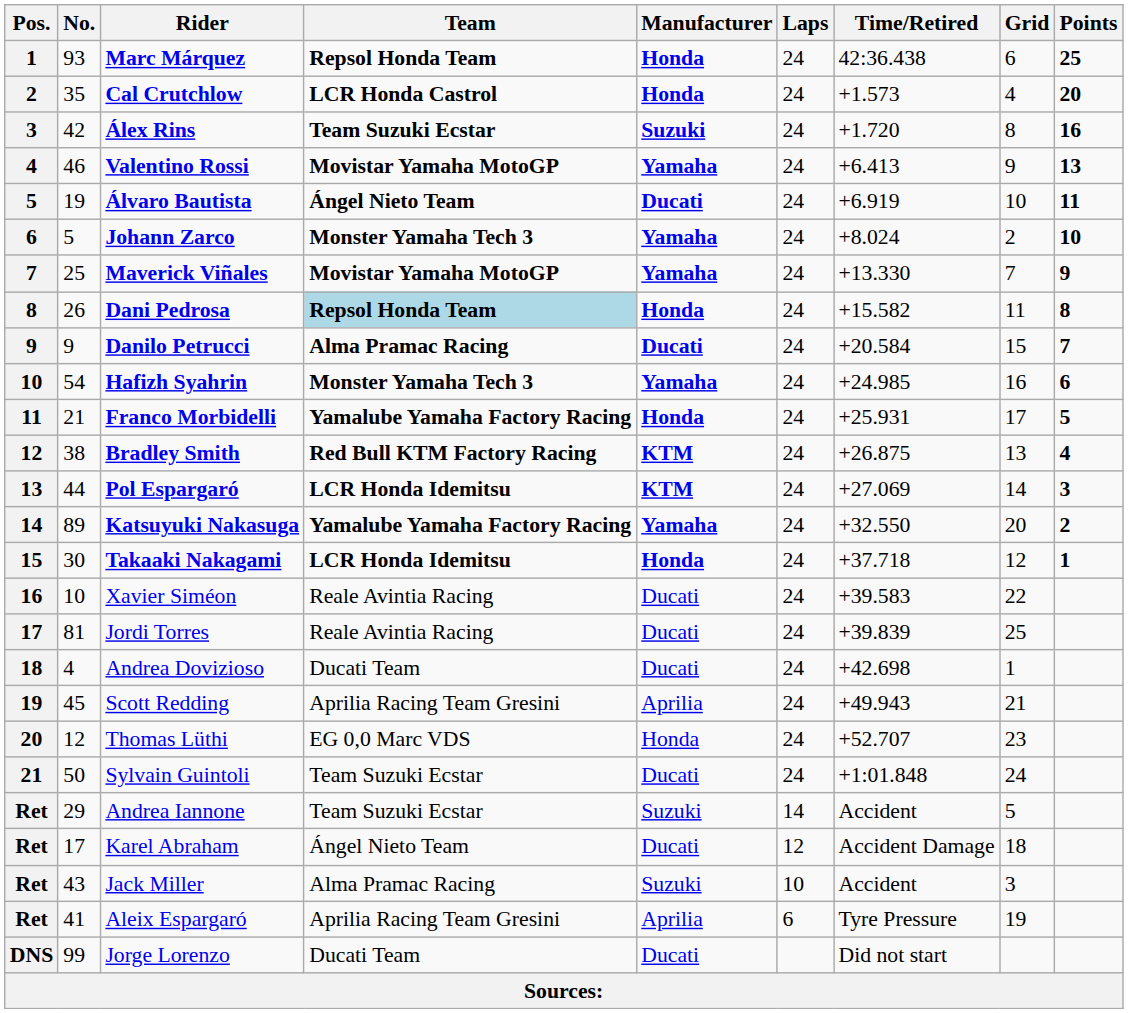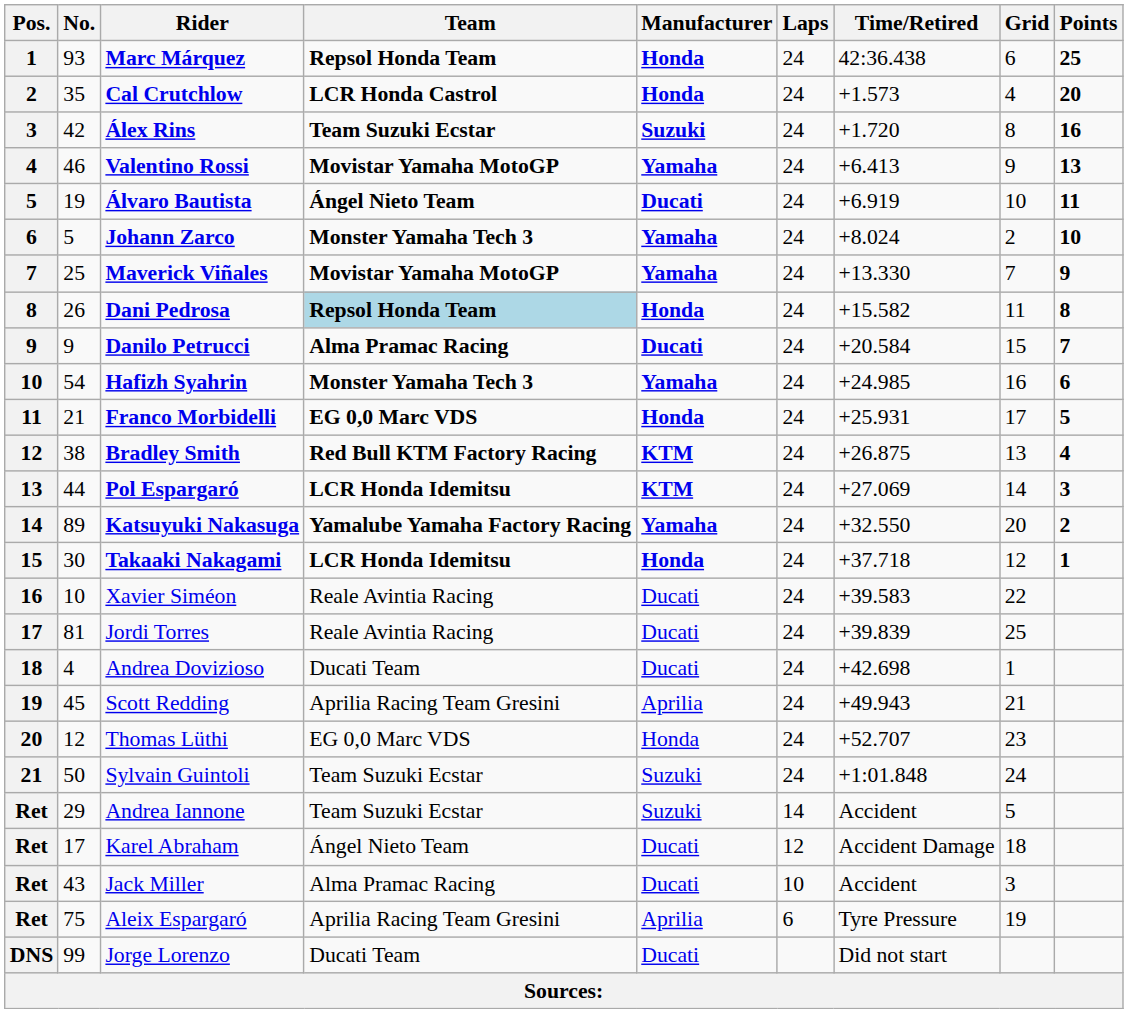(470, 416) Yamalube Yamaha Factory Racing -> (393, 416) EG 0,0 Marc VDS
(670, 775) Ducati -> (671, 775) Suzuki
(671, 882) Suzuki -> (670, 882) Ducati
(74, 918) 41 -> (74, 918) 75
